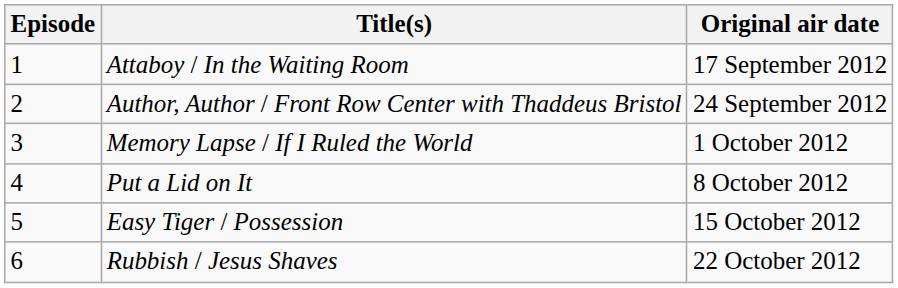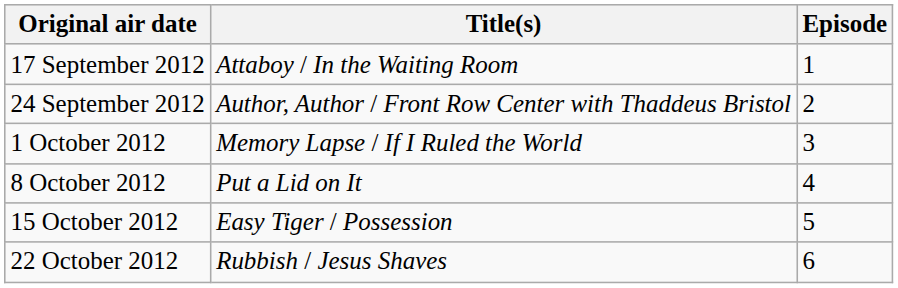columns swapped: (53, 24) <-> (790, 24)
